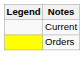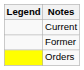+ row: (61, 42)
